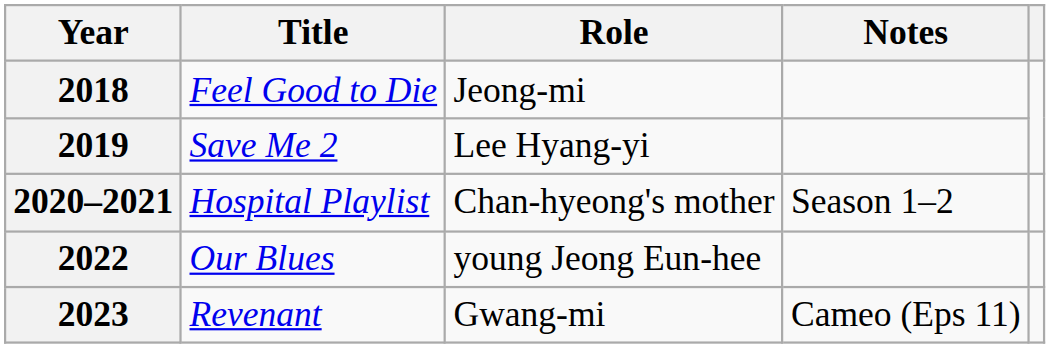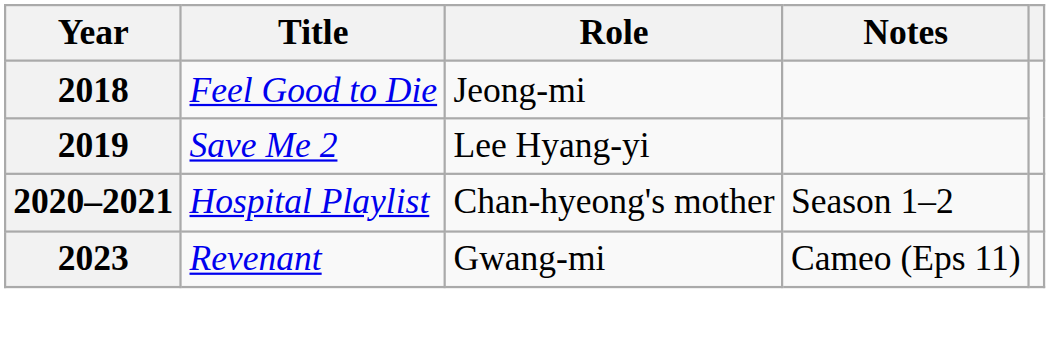- row: (93, 257)
